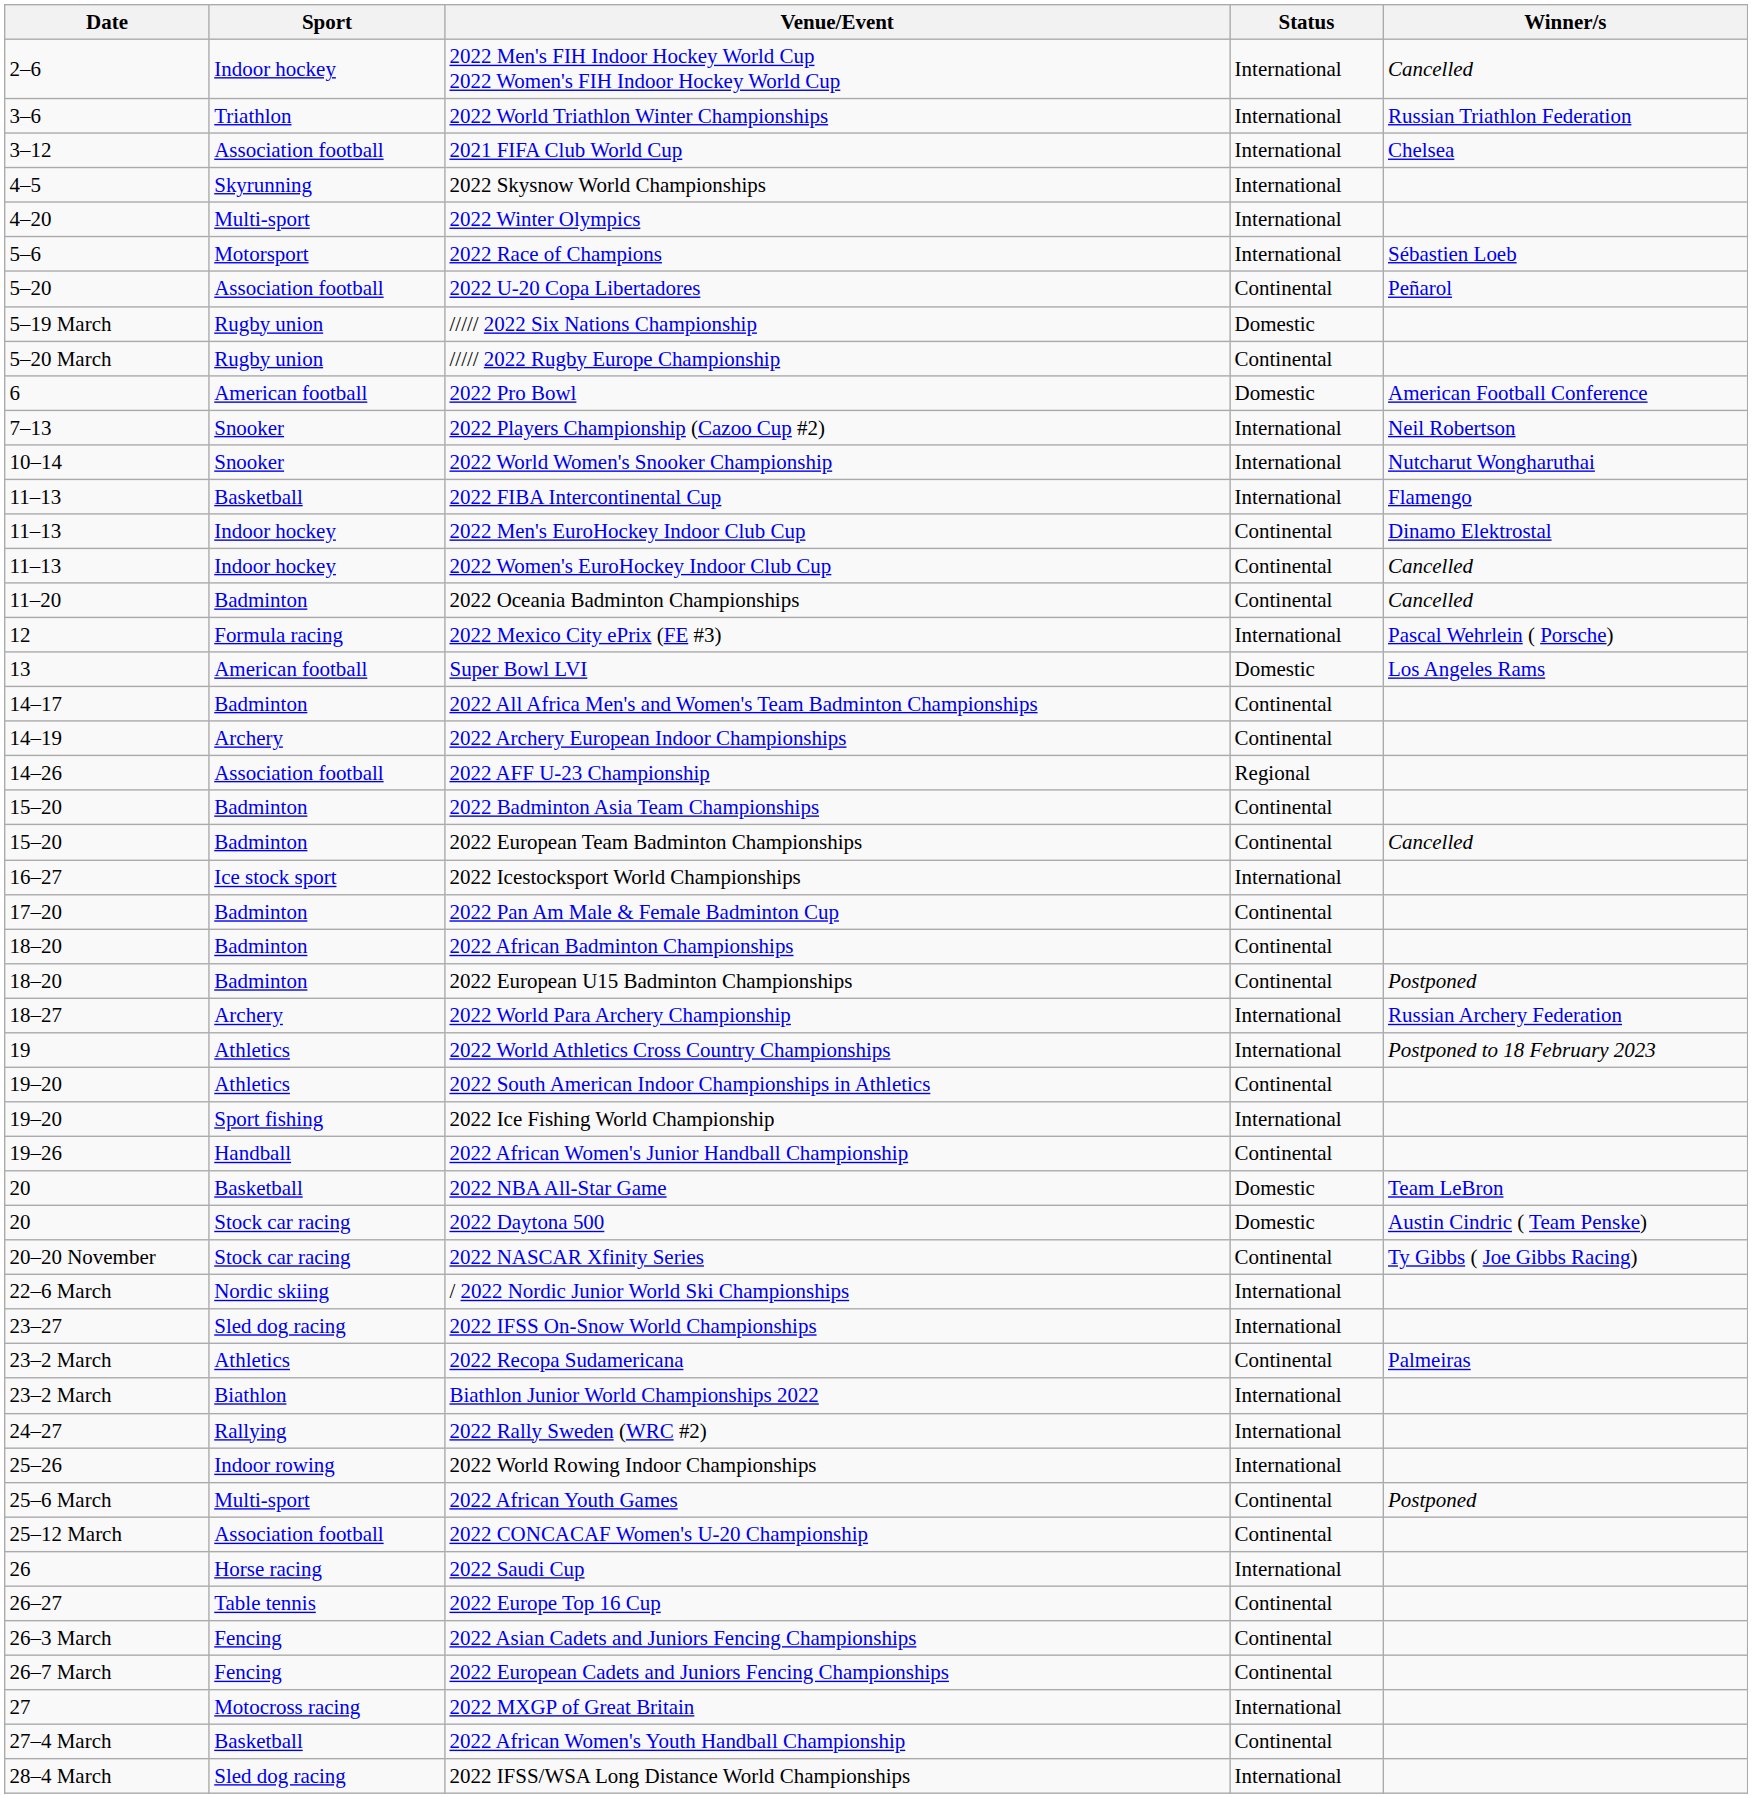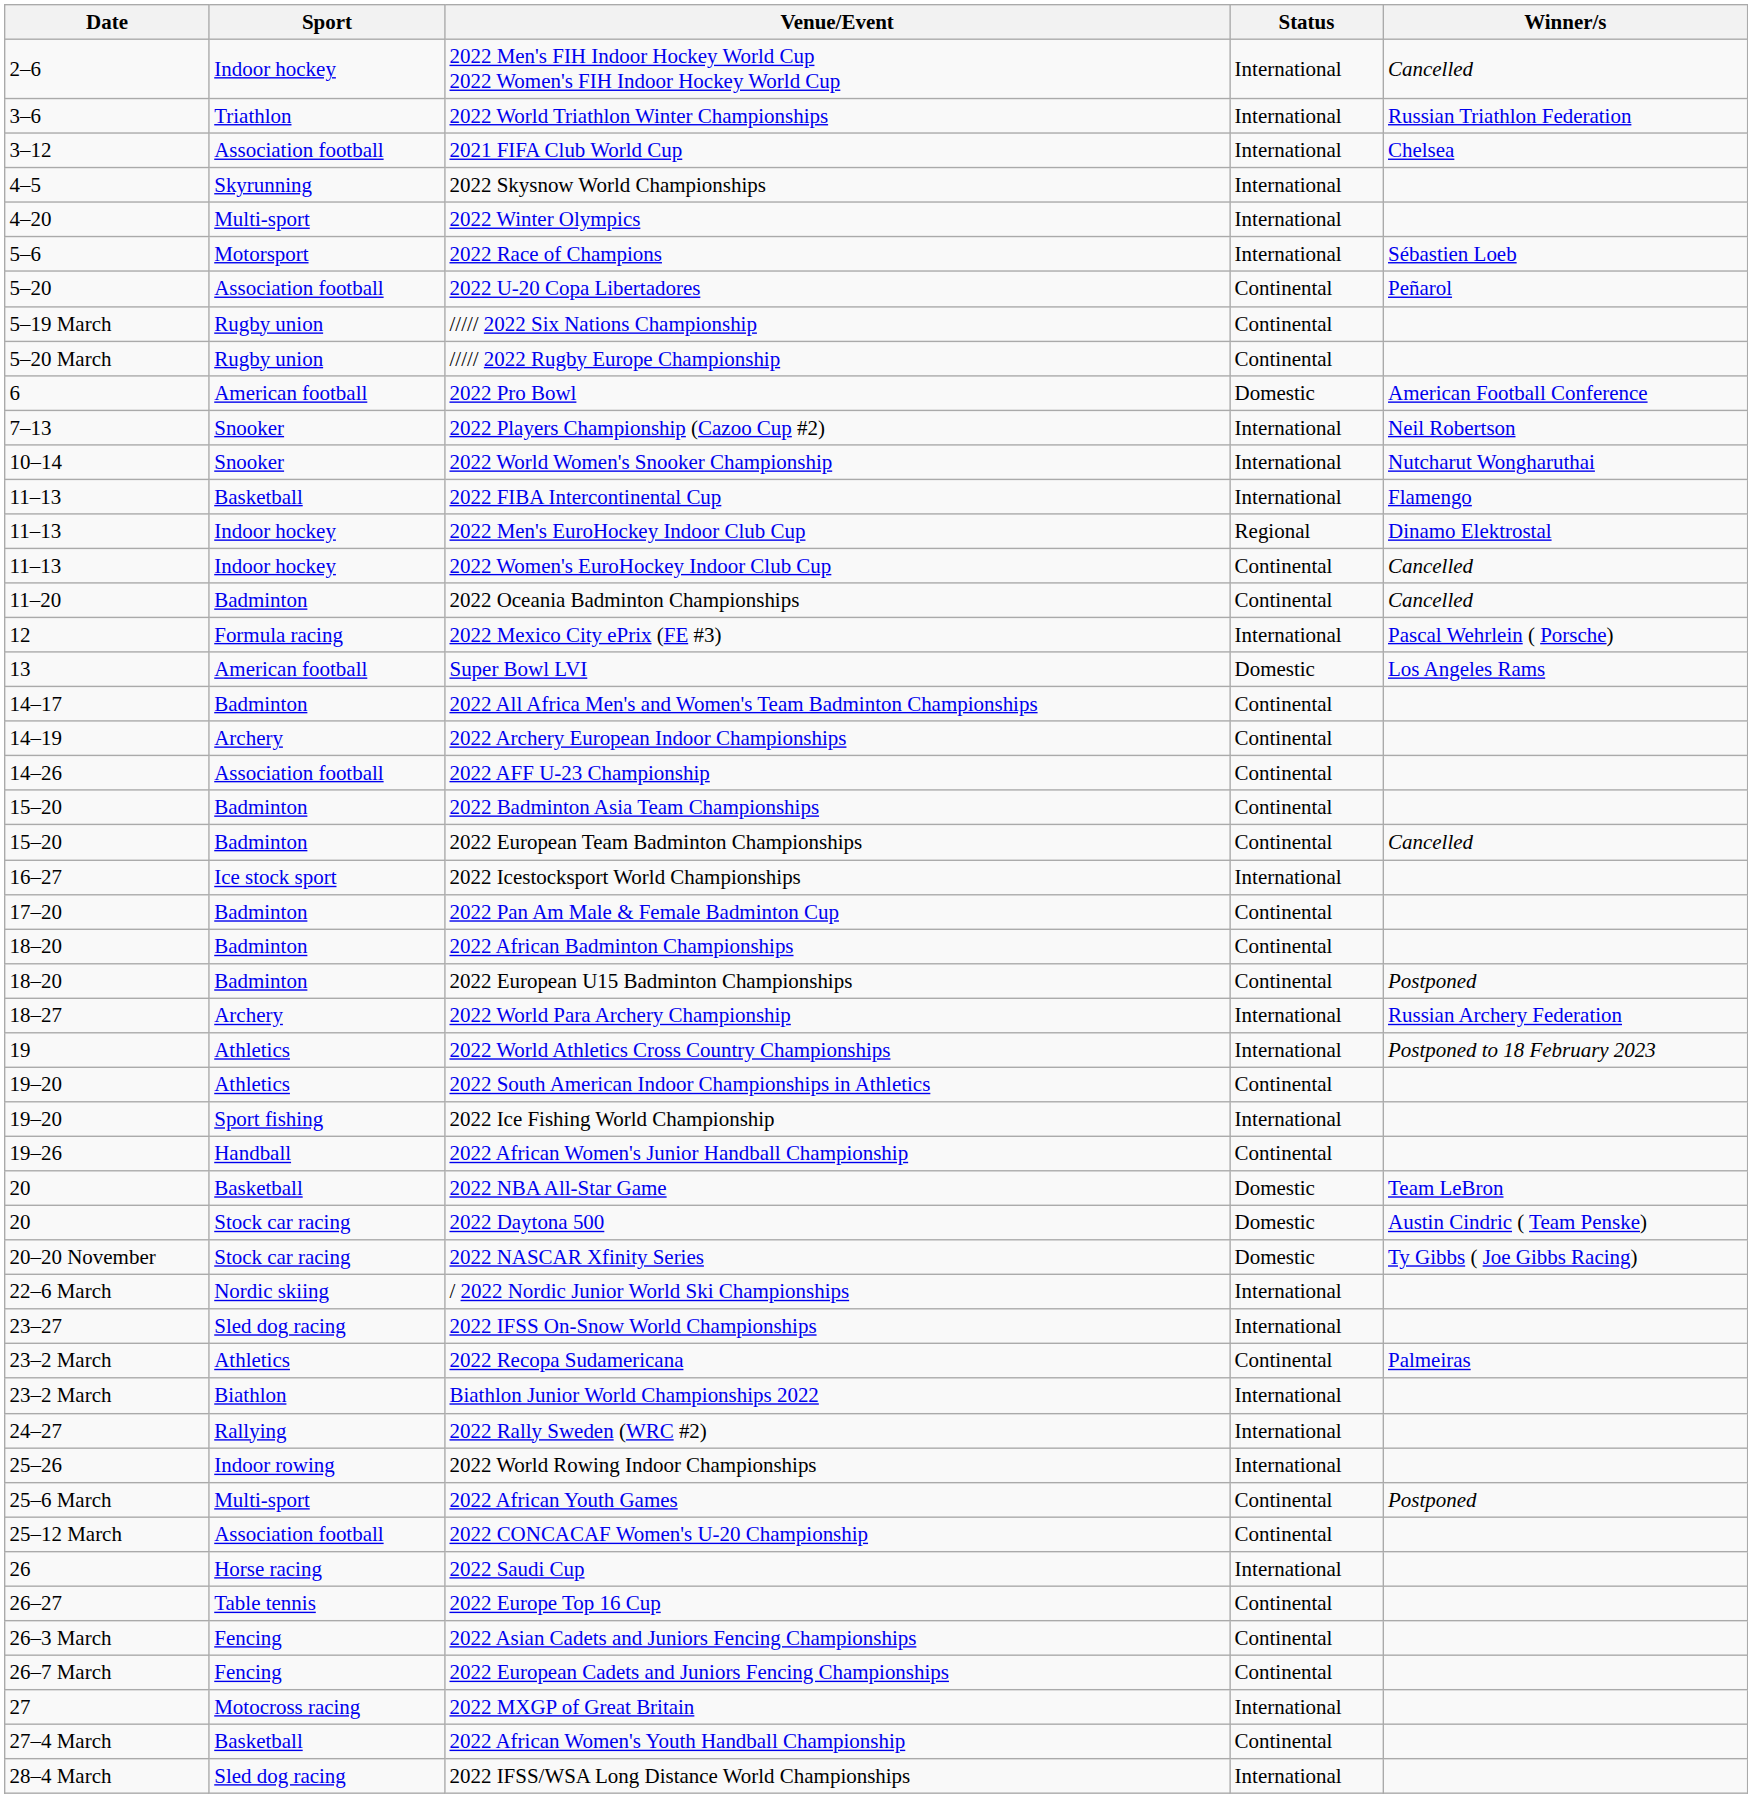(1275, 323) Domestic -> (1283, 323) Continental
(1283, 531) Continental -> (1272, 531) Regional
(1272, 773) Regional -> (1283, 773) Continental
(1283, 1257) Continental -> (1275, 1257) Domestic
